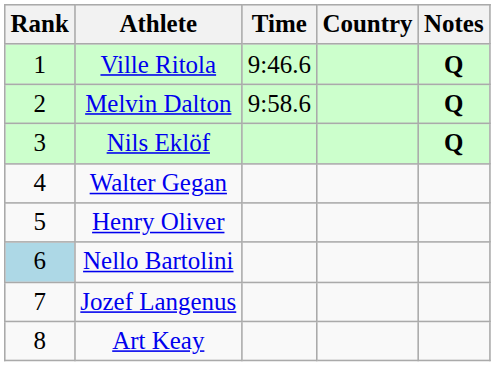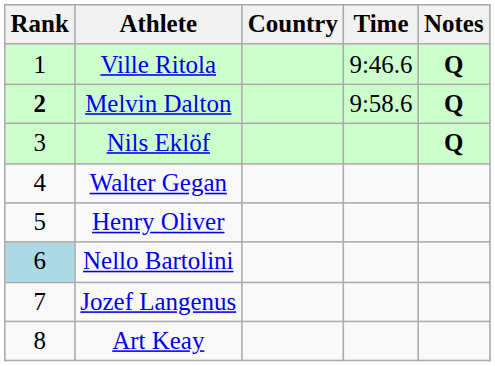columns swapped: (367, 24) <-> (279, 24)
(40, 103) normal -> (40, 103) bold
